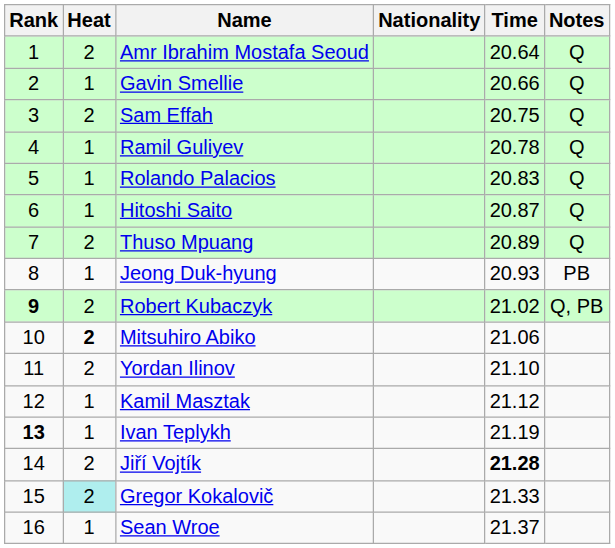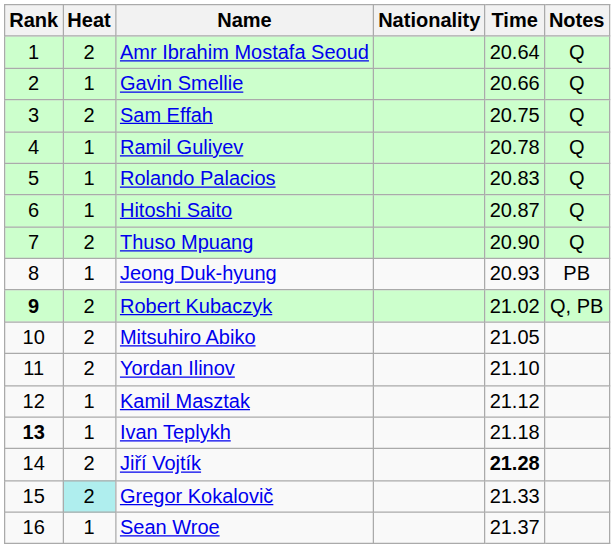(515, 242) 20.89 -> (515, 242) 20.90
(89, 337) bold -> (89, 337) normal
(515, 337) 21.06 -> (515, 337) 21.05
(515, 432) 21.19 -> (515, 432) 21.18
